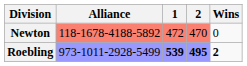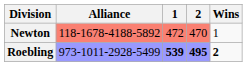(216, 33) 0 -> (216, 33) 1
